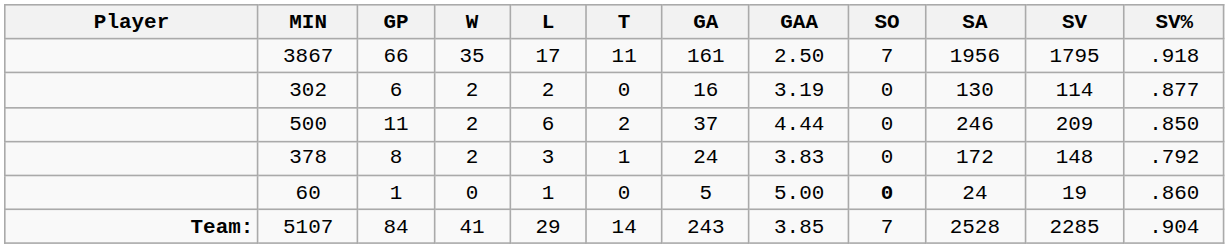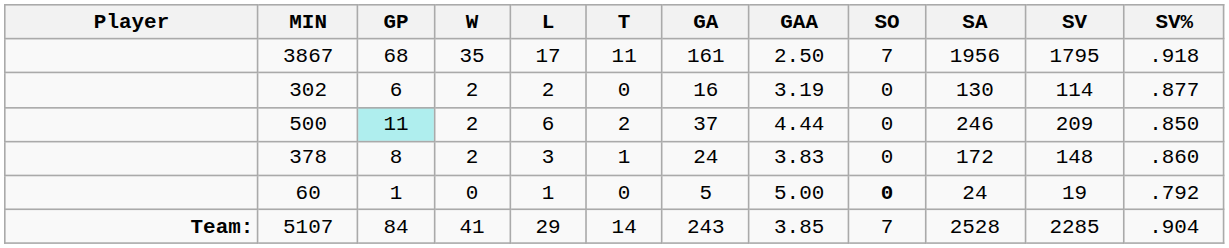(396, 56) 66 -> (396, 56) 68
(396, 124) no background -> (396, 124) paleturquoise background
(1174, 158) .792 -> (1174, 158) .860
(1174, 192) .860 -> (1174, 192) .792
